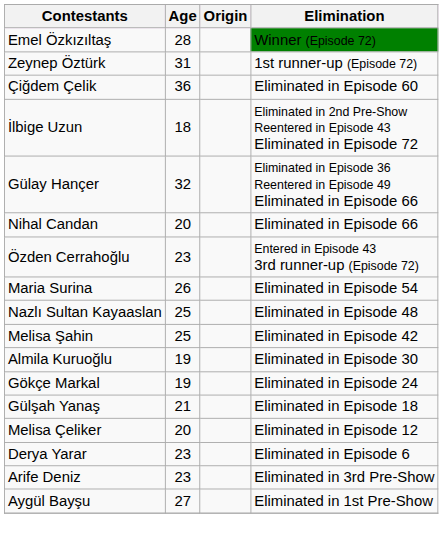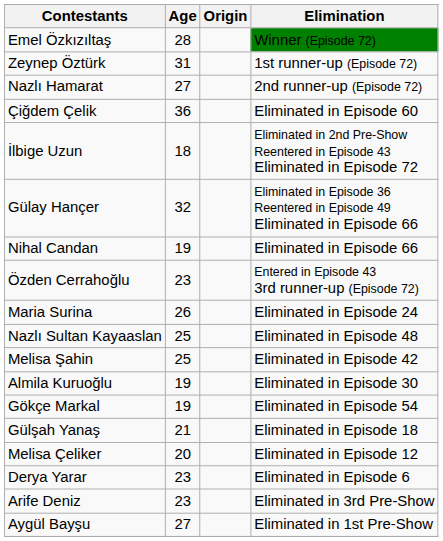+ row: (55, 87)
(183, 224) 20 -> (183, 248) 19
(336, 288) Eliminated in Episode 54 -> (336, 312) Eliminated in Episode 24
(336, 383) Eliminated in Episode 24 -> (336, 406) Eliminated in Episode 54
